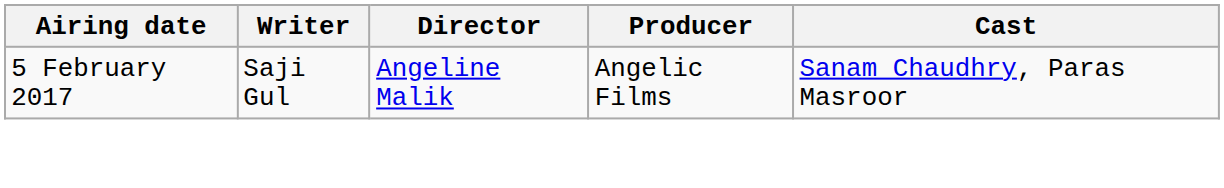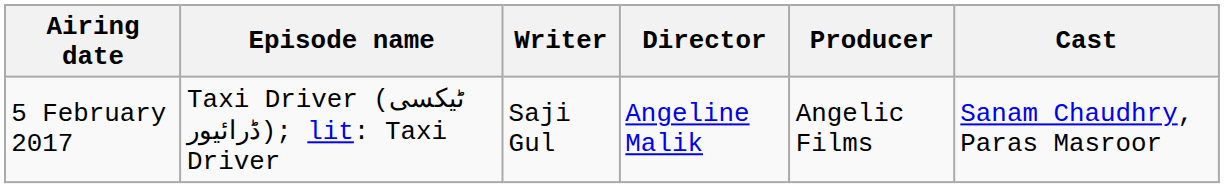+ column: (342, 41)
